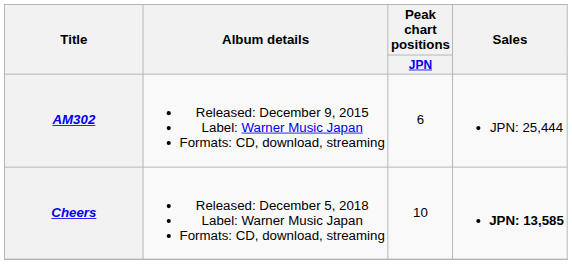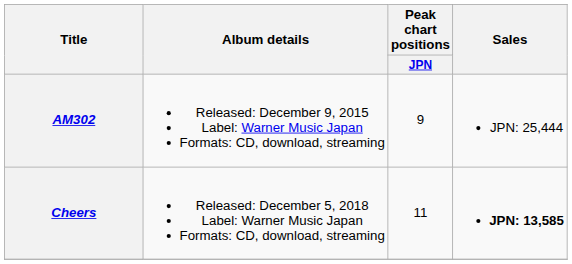(420, 120) 6 -> (420, 120) 9
(420, 212) 10 -> (420, 212) 11
